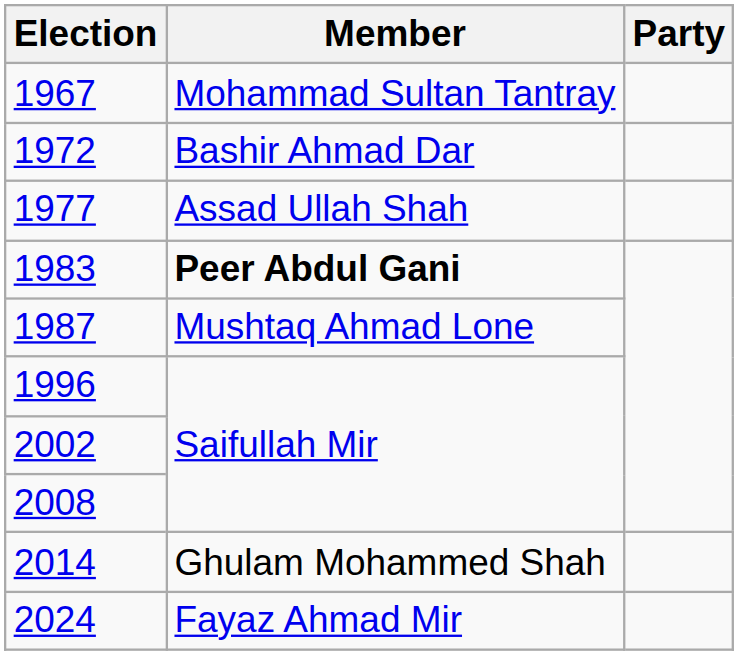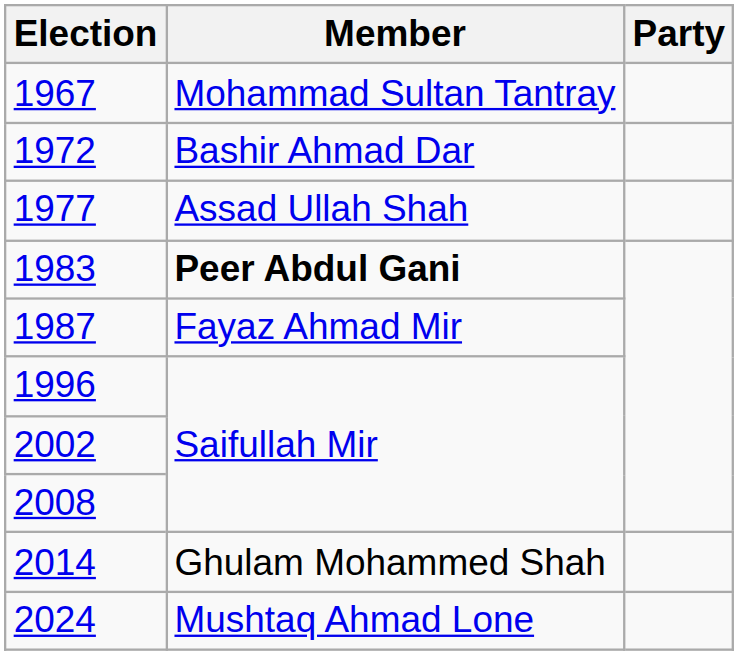(354, 326) Mushtaq Ahmad Lone -> (318, 326) Fayaz Ahmad Mir
(318, 619) Fayaz Ahmad Mir -> (354, 619) Mushtaq Ahmad Lone
